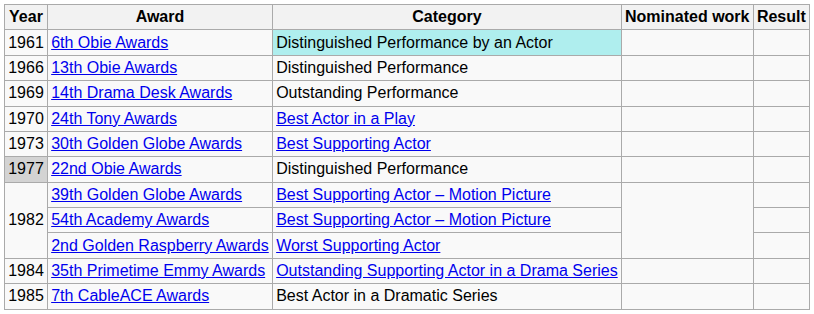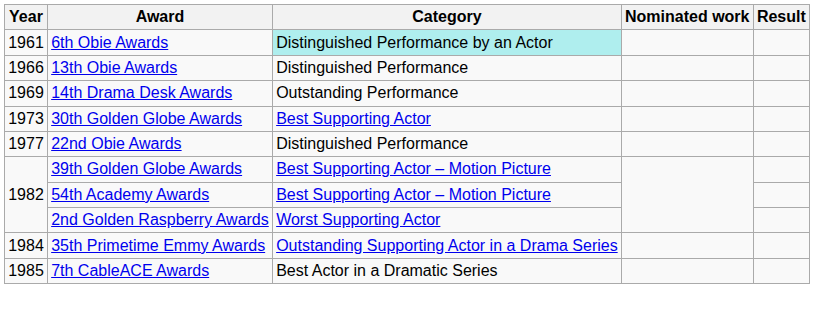- row: (114, 118)
(26, 169) lightgrey background -> (26, 144) no background
